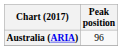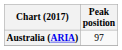(99, 38) 96 -> (99, 38) 97
